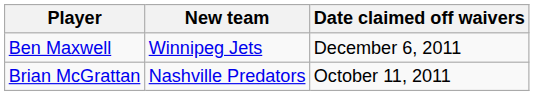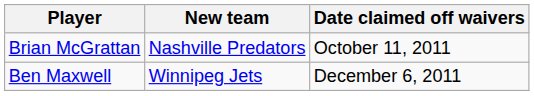rows swapped: (75, 76) <-> (60, 47)
